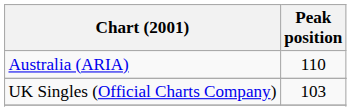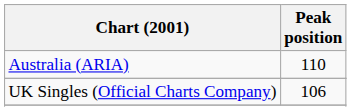(313, 91) 103 -> (313, 91) 106
